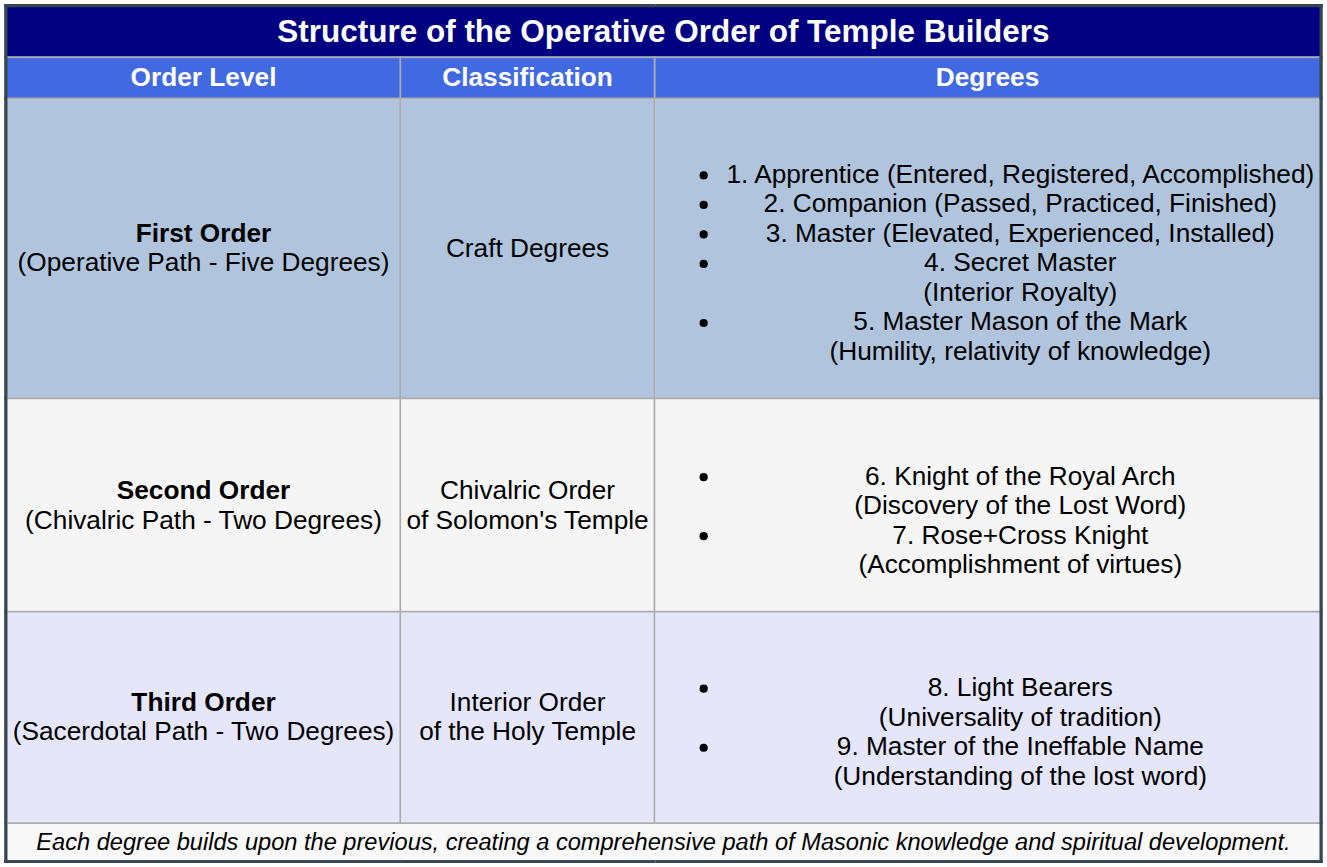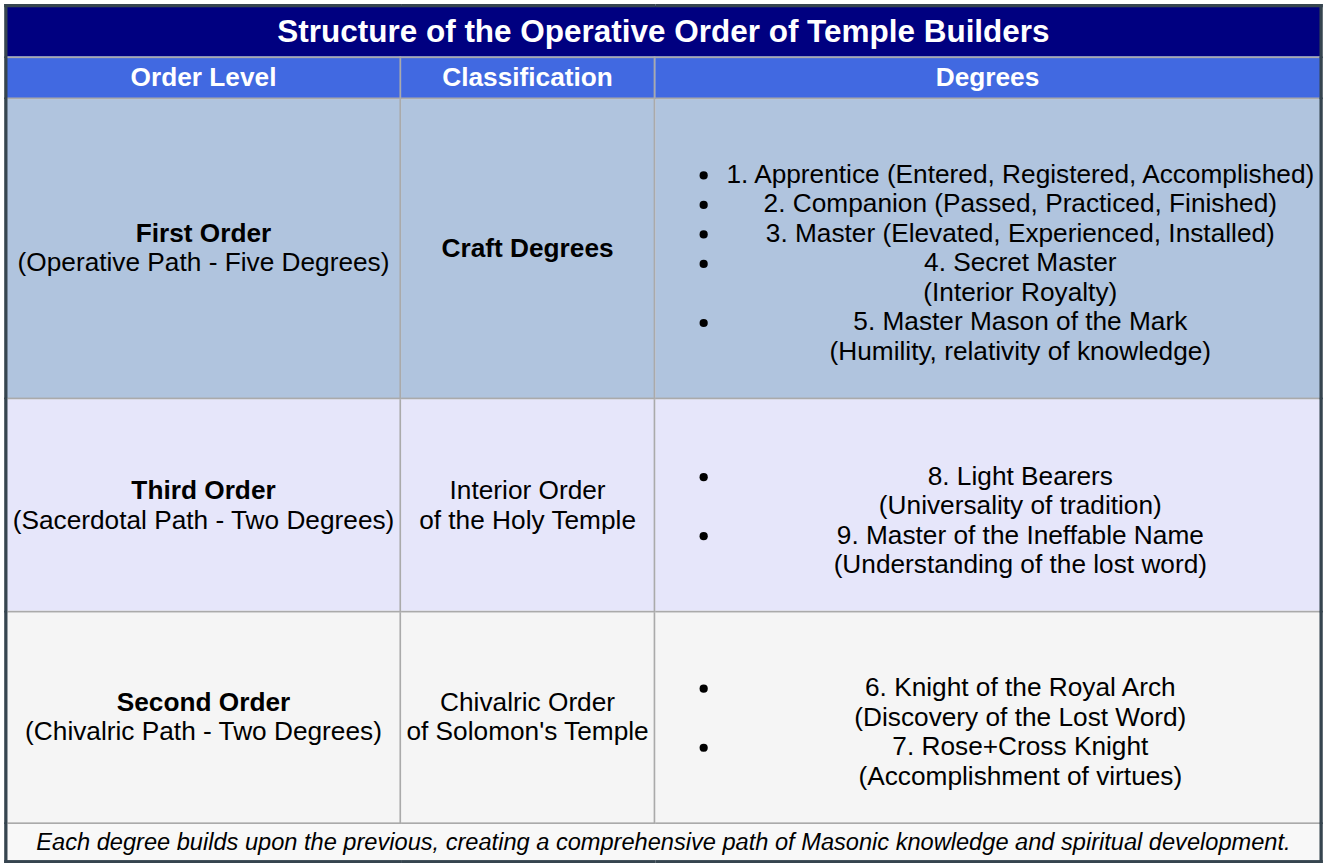(528, 248) normal -> (528, 248) bold
rows swapped: (204, 504) <-> (204, 717)
